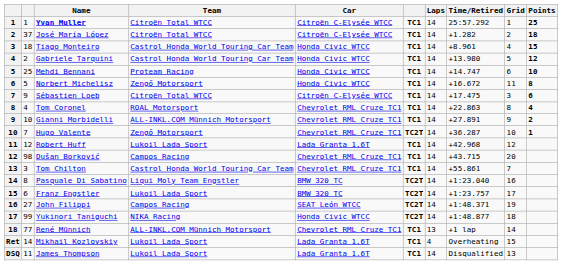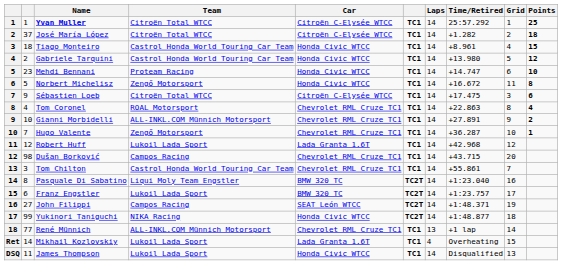(28, 72) 25 -> (28, 72) 23
(414, 132) TC2T -> (414, 132) TC1
(333, 254) Lada Granta 1.6T -> (333, 254) Honda Civic WTCC
